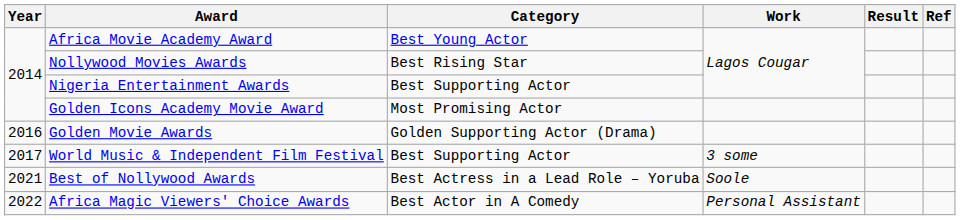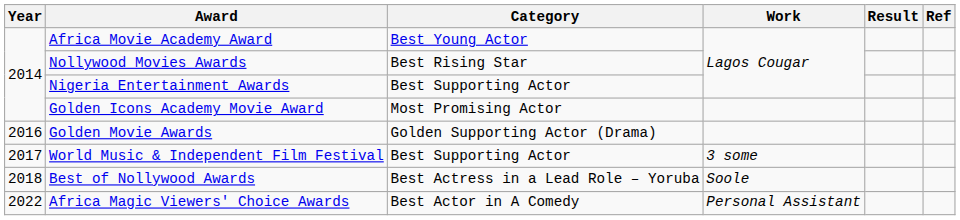(25, 179) 2021 -> (25, 179) 2018
